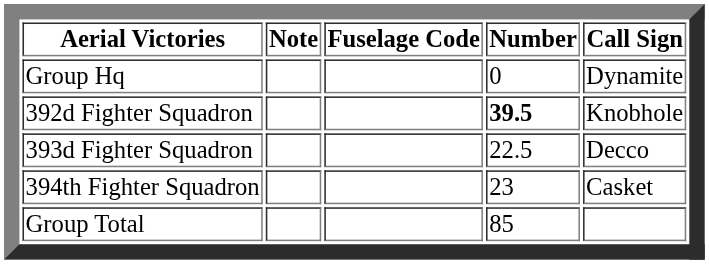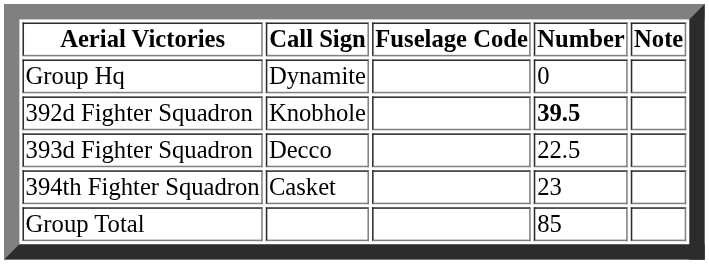columns swapped: (635, 39) <-> (294, 39)
